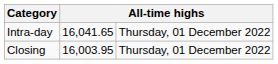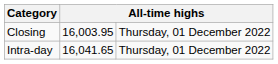rows swapped: (26, 50) <-> (30, 31)
